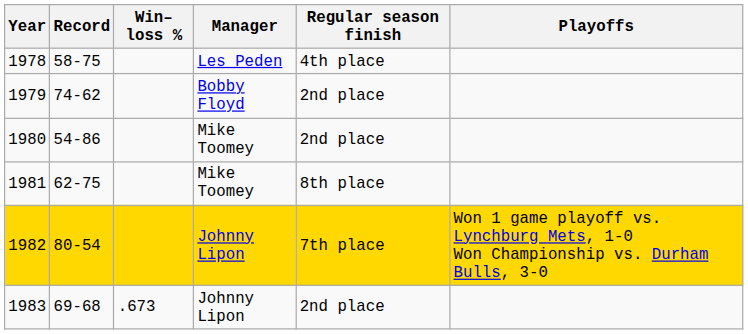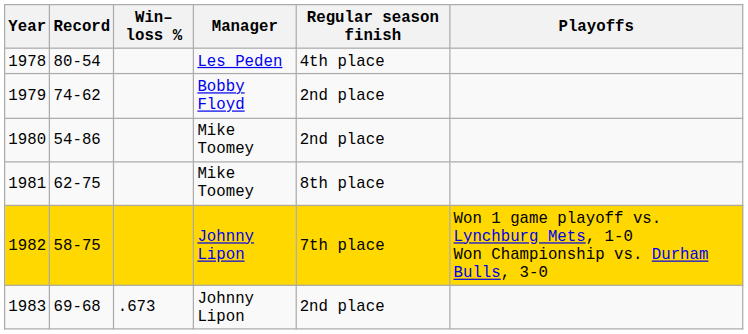(77, 61) 58-75 -> (77, 61) 80-54
(77, 245) 80-54 -> (77, 245) 58-75
